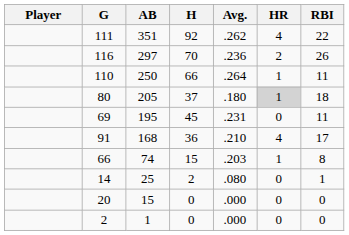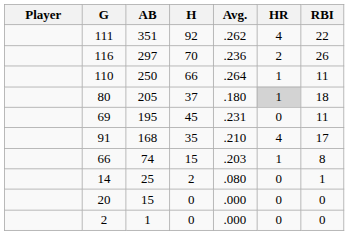(191, 138) 36 -> (191, 138) 35
